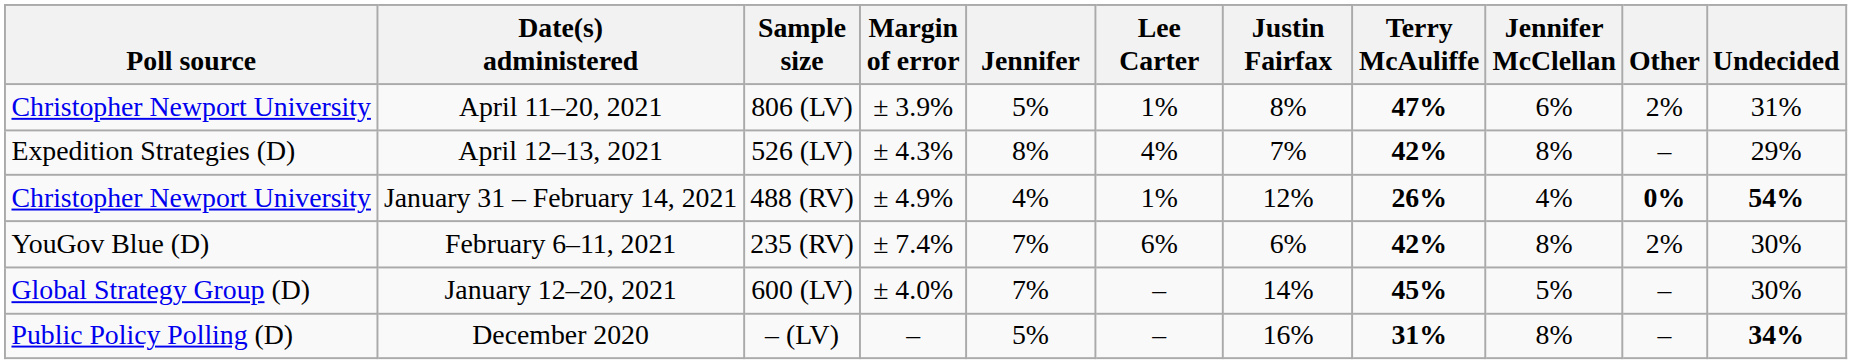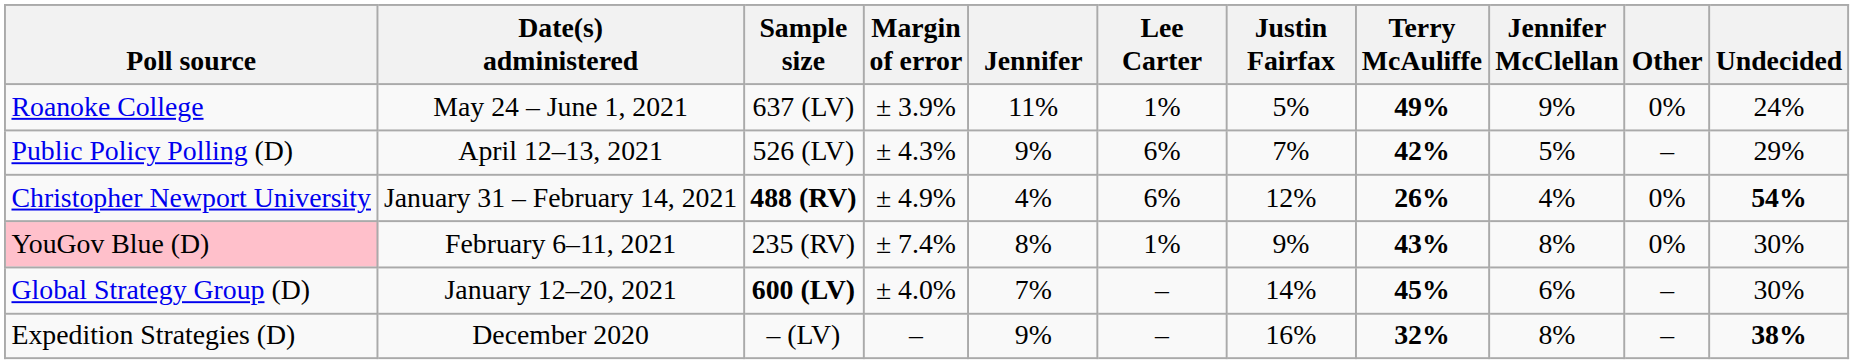+ row: (561, 106)
- row: (561, 106)
(153, 152) Expedition Strategies (D) -> (152, 152) Public Policy Polling (D)
(1030, 152) 8% -> (1033, 152) 9%
(1159, 152) 4% -> (1162, 152) 6%
(1554, 152) 8% -> (1557, 152) 5%
(802, 198) normal -> (803, 198) bold
(1159, 198) 1% -> (1162, 198) 6%
(1664, 198) bold -> (1667, 198) normal
(110, 243) no background -> (110, 243) pink background
(1030, 243) 7% -> (1033, 243) 8%
(1159, 243) 6% -> (1162, 243) 1%
(1288, 243) 6% -> (1291, 243) 9%
(1419, 243) 42% -> (1422, 243) 43%
(1664, 243) 2% -> (1667, 243) 0%
(802, 289) normal -> (803, 289) bold
(1554, 289) 5% -> (1557, 289) 6%
(152, 335) Public Policy Polling (D) -> (153, 335) Expedition Strategies (D)
(1030, 335) 5% -> (1033, 335) 9%
(1419, 335) 31% -> (1422, 335) 32%
(1776, 335) 34% -> (1779, 335) 38%
